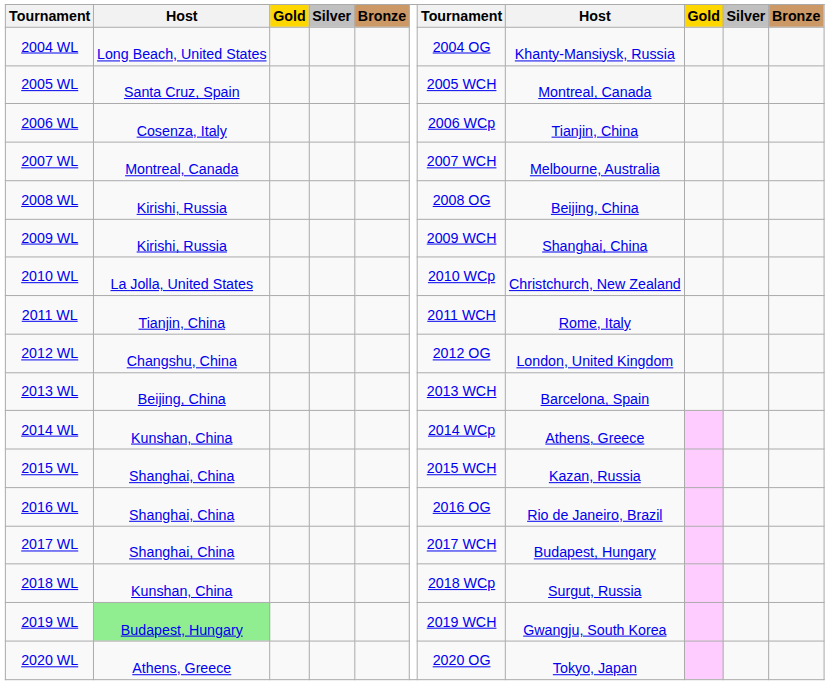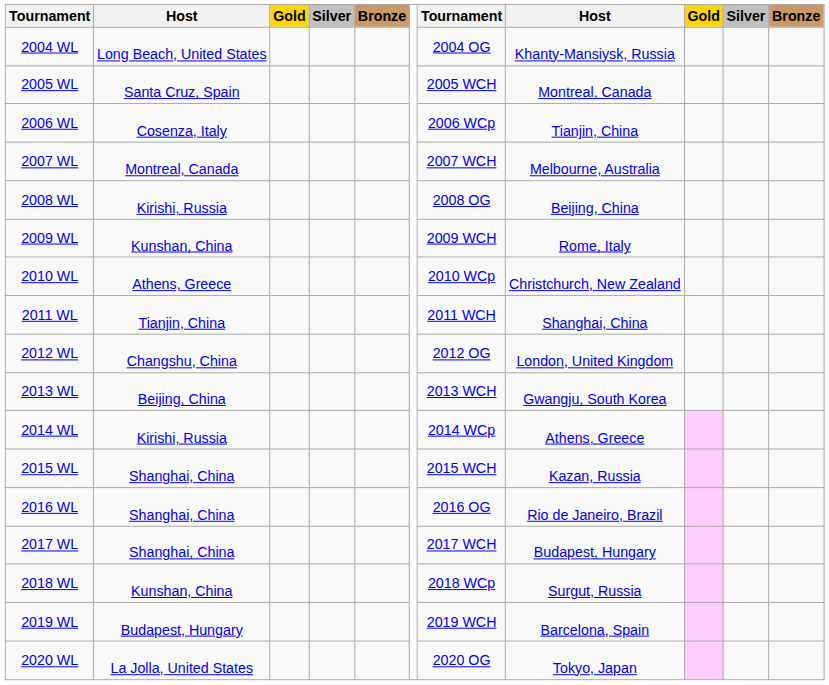(182, 246) Kirishi, Russia -> (182, 246) Kunshan, China
(595, 246) Shanghai, China -> (595, 246) Rome, Italy
(182, 285) La Jolla, United States -> (182, 285) Athens, Greece
(595, 323) Rome, Italy -> (595, 323) Shanghai, China
(595, 400) Barcelona, Spain -> (595, 400) Gwangju, South Korea
(182, 438) Kunshan, China -> (182, 438) Kirishi, Russia
(182, 630) lightgreen background -> (182, 630) no background
(595, 630) Gwangju, South Korea -> (595, 630) Barcelona, Spain
(182, 668) Athens, Greece -> (182, 668) La Jolla, United States
